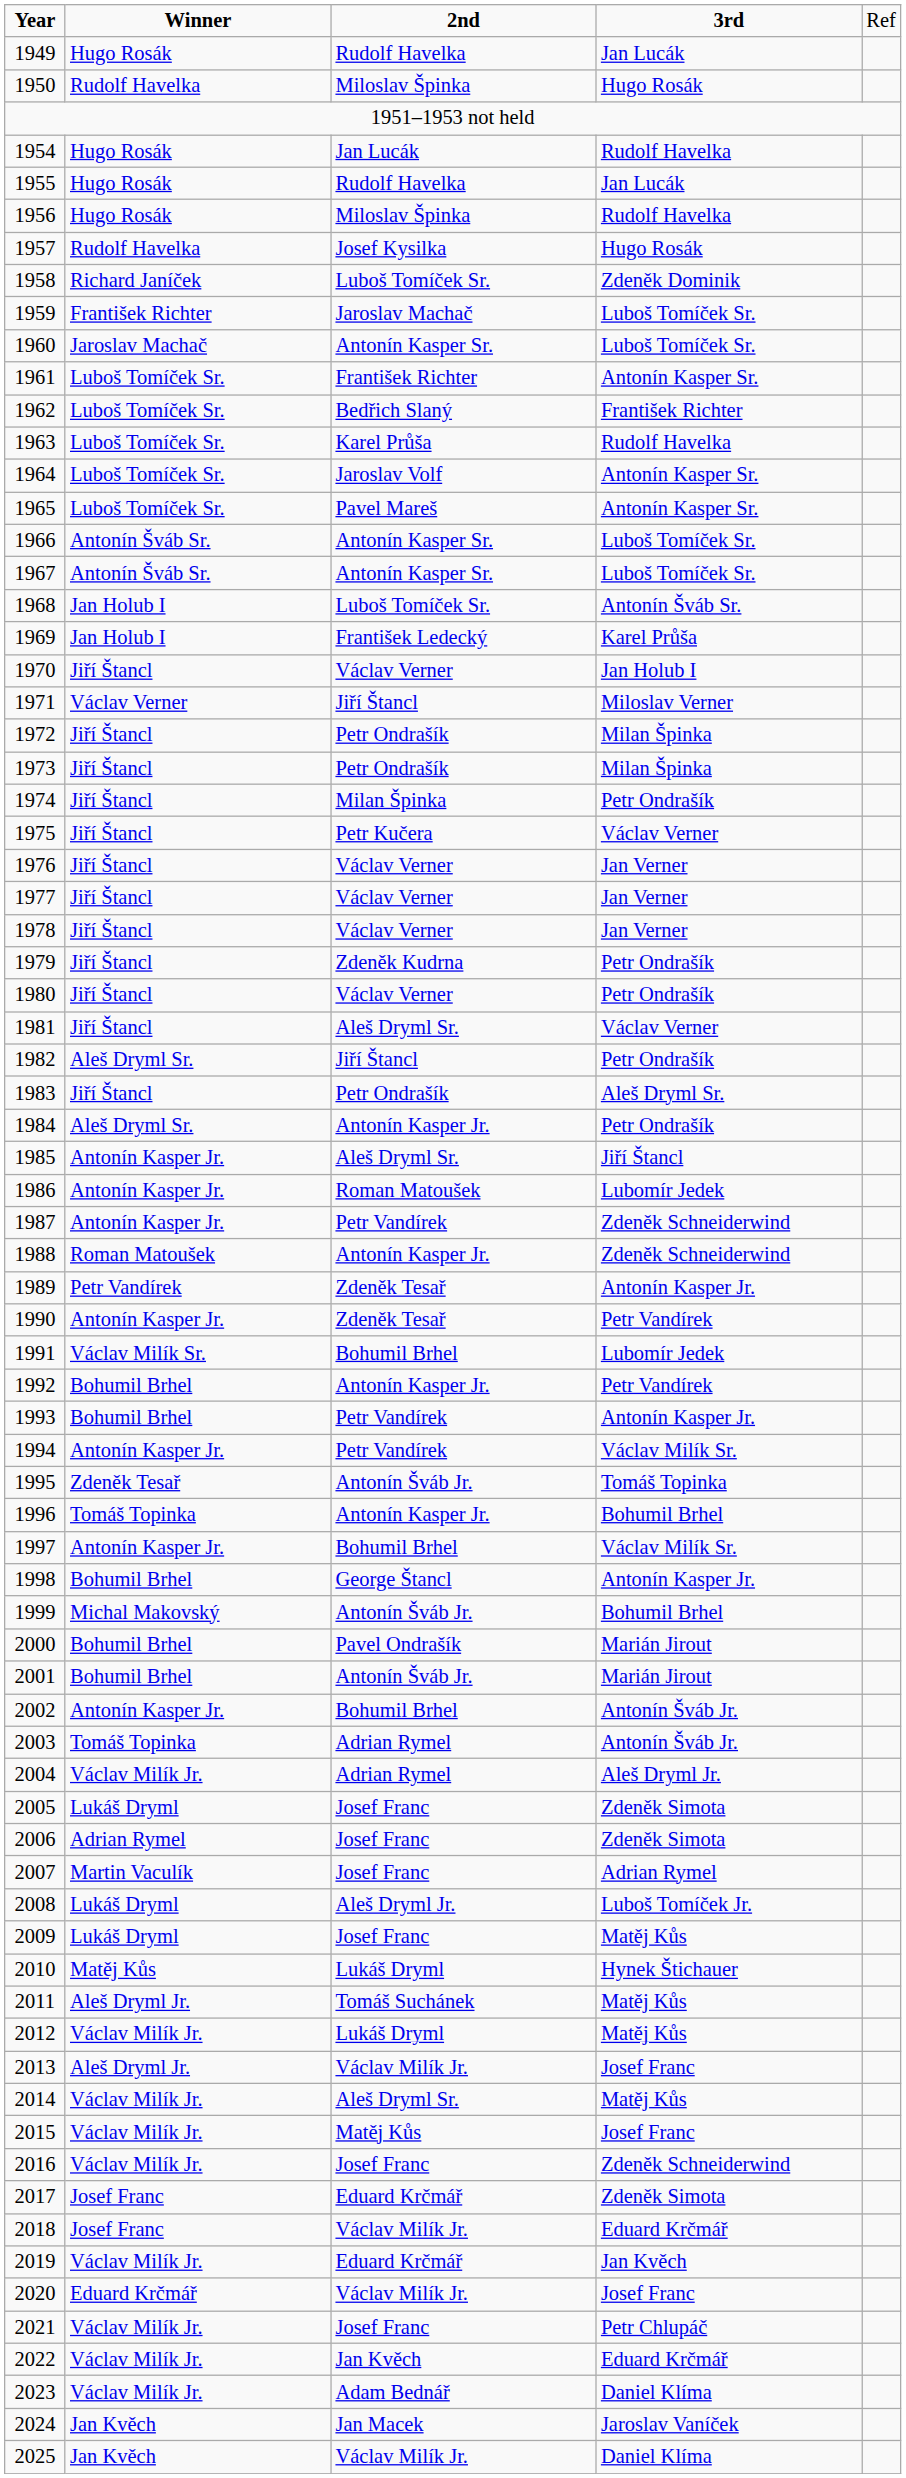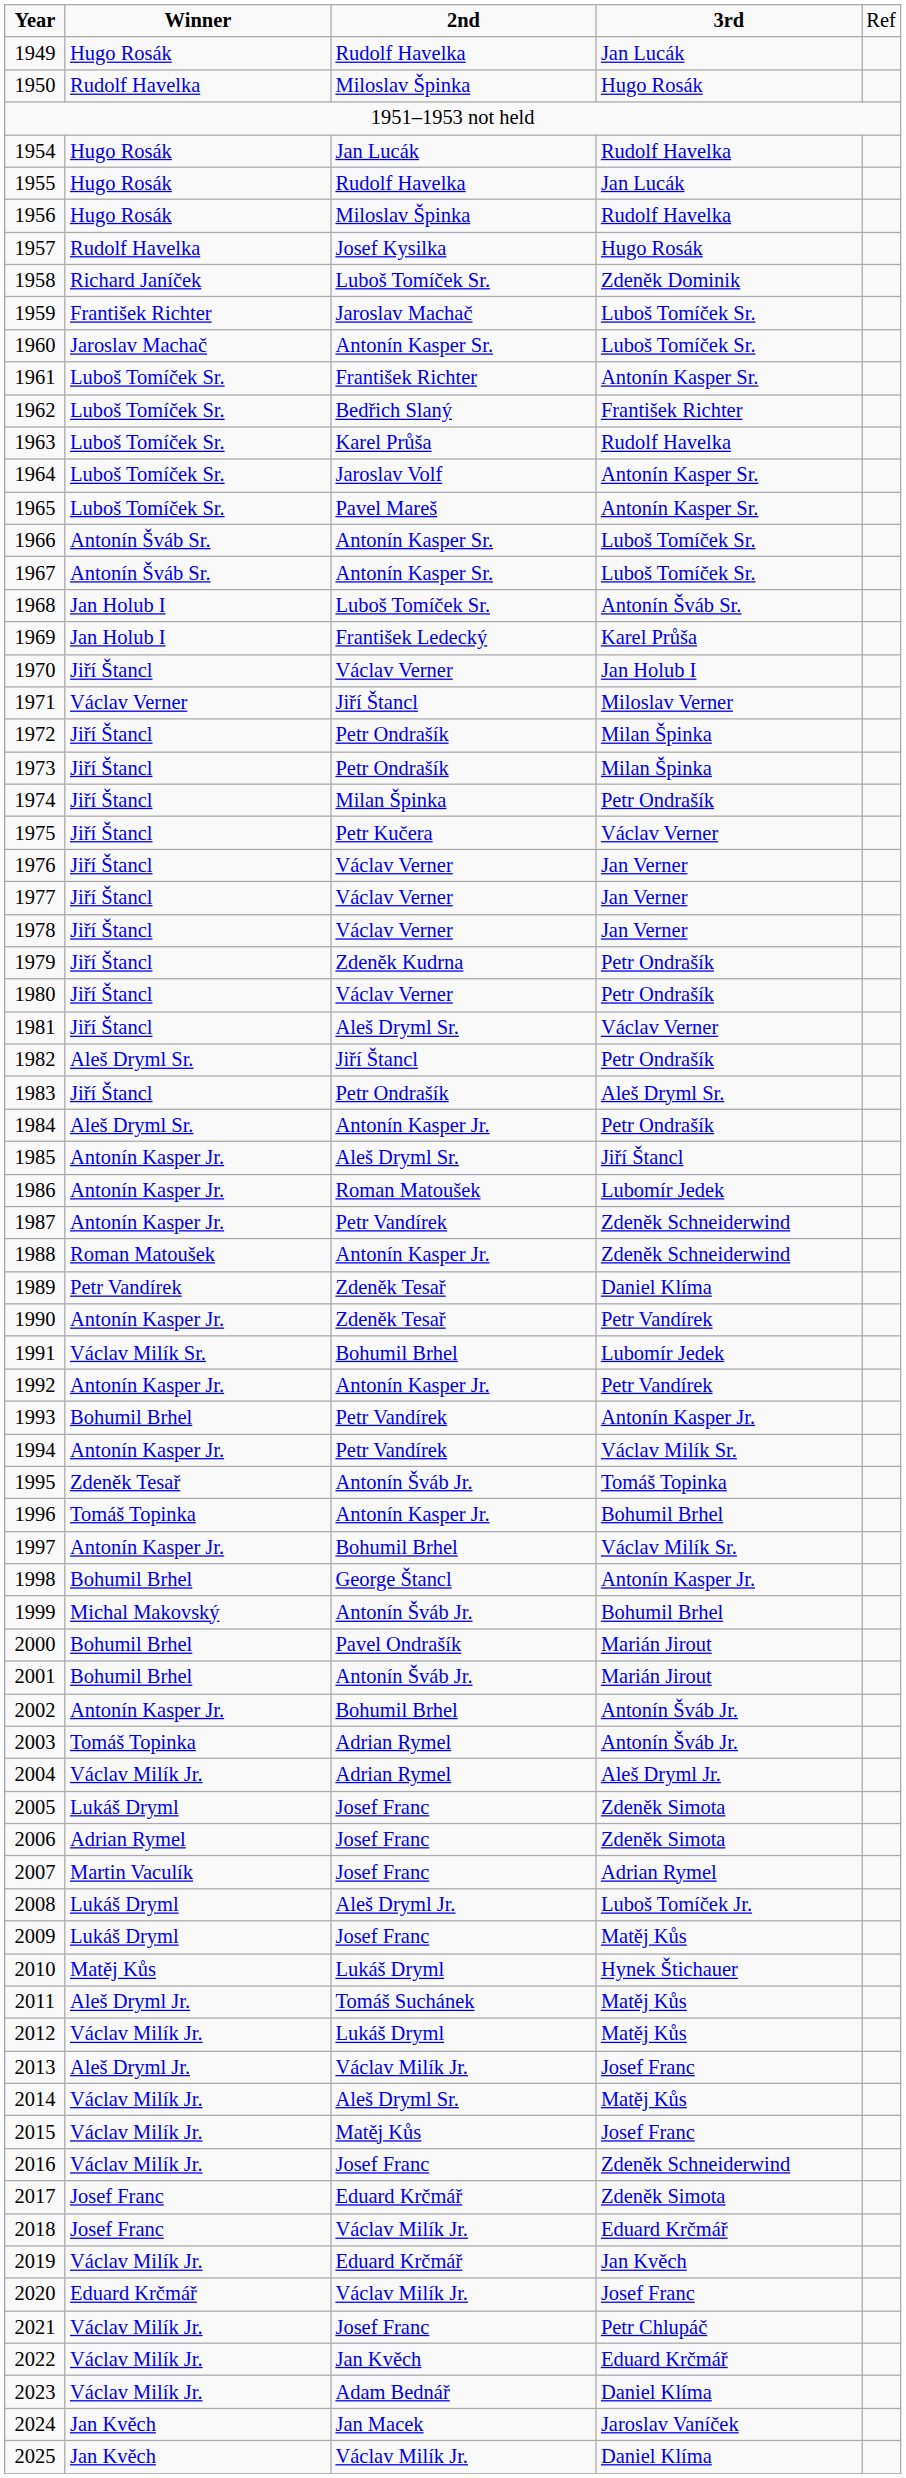(678, 1287) Antonín Kasper Jr. -> (656, 1287) Daniel Klíma
(131, 1384) Bohumil Brhel -> (147, 1384) Antonín Kasper Jr.
